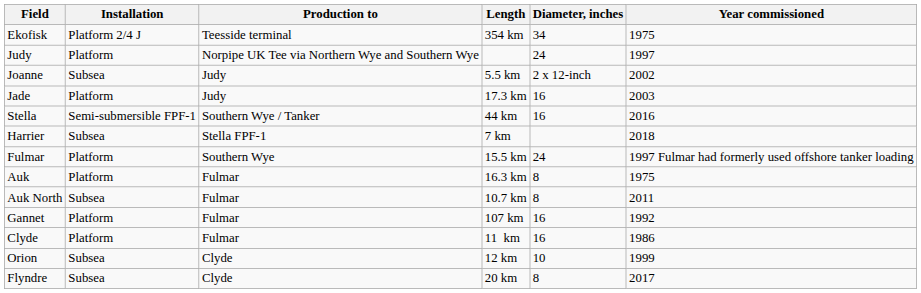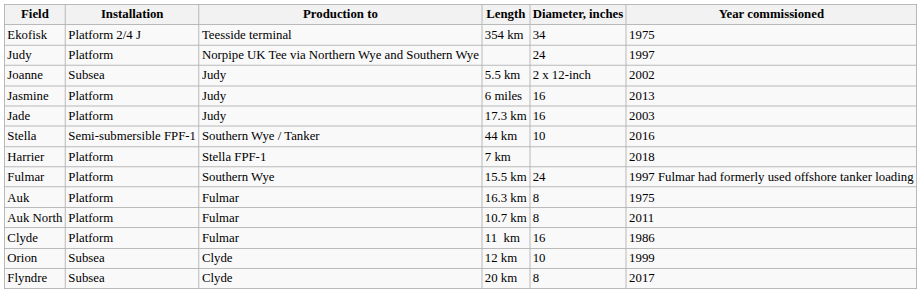+ row: (28, 95)
(539, 116) 16 -> (539, 136) 10
(86, 136) Subsea -> (91, 156) Platform
(86, 197) Subsea -> (91, 217) Platform
- row: (26, 217)
